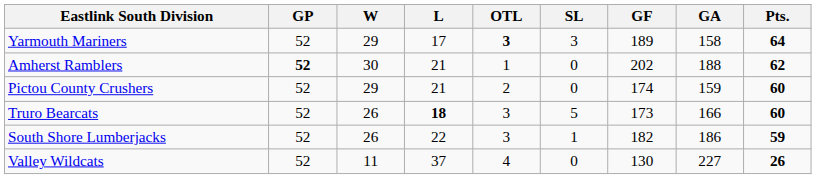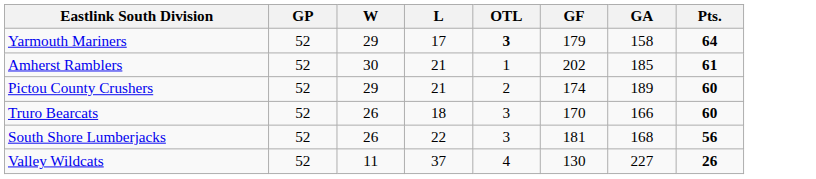- column: (574, 16)
(642, 40) 189 -> (574, 40) 179
(303, 64) bold -> (303, 64) normal
(710, 64) 188 -> (642, 64) 185
(778, 64) 62 -> (710, 64) 61
(710, 88) 159 -> (642, 88) 189
(438, 112) bold -> (438, 112) normal
(642, 112) 173 -> (574, 112) 170
(642, 137) 182 -> (574, 137) 181
(710, 137) 186 -> (642, 137) 168
(778, 137) 59 -> (710, 137) 56
